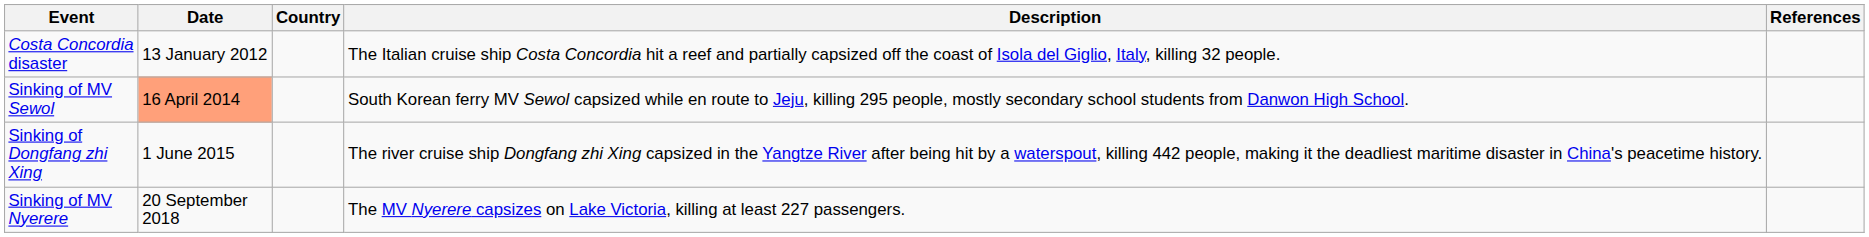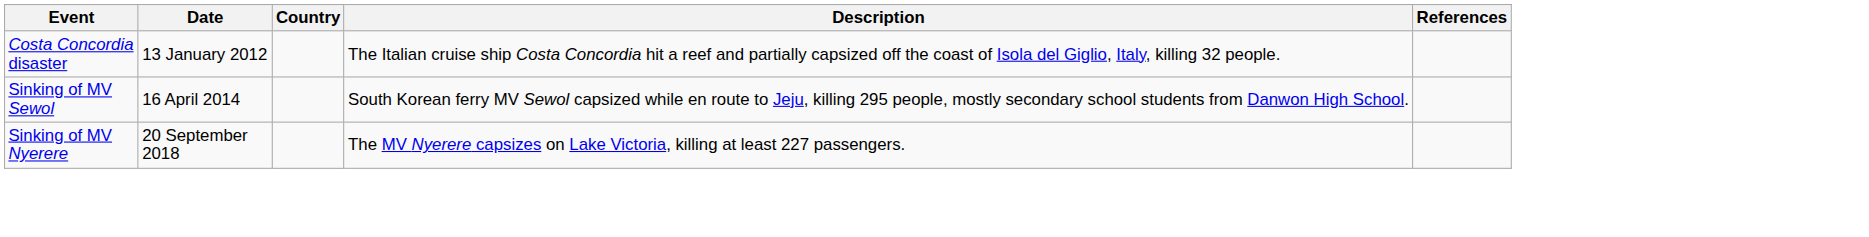(191, 99) lightsalmon background -> (191, 99) no background
- row: (58, 154)
